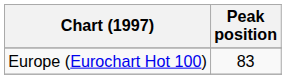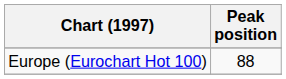(246, 61) 83 -> (246, 61) 88
